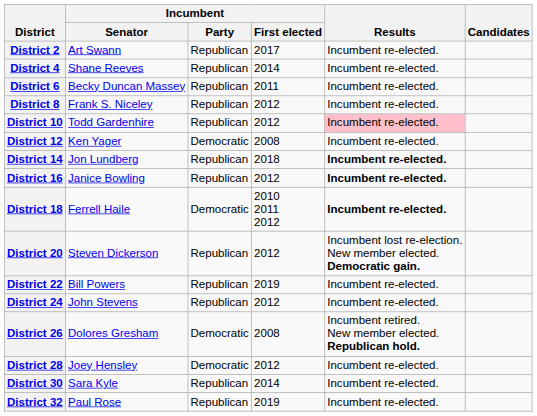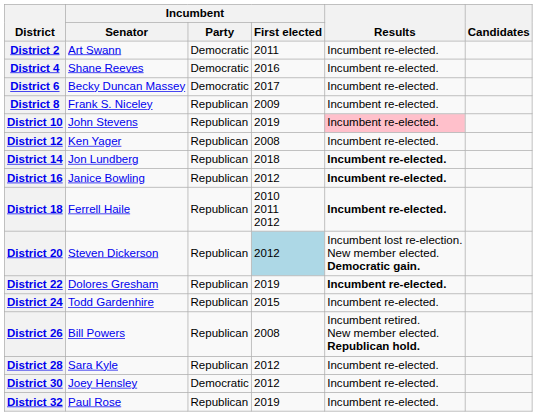(219, 50) Republican -> (220, 50) Democratic
(267, 50) 2017 -> (266, 50) 2011
(219, 68) Republican -> (220, 68) Democratic
(267, 68) 2014 -> (267, 68) 2016
(219, 86) Republican -> (220, 86) Democratic
(266, 86) 2011 -> (267, 86) 2017
(267, 104) 2012 -> (267, 104) 2009
(111, 123) Todd Gardenhire -> (103, 123) John Stevens
(267, 123) 2012 -> (267, 123) 2019
(220, 141) Democratic -> (219, 141) Republican
(220, 209) Democratic -> (219, 209) Republican
(267, 253) no background -> (267, 253) lightblue background
(97, 284) Bill Powers -> (113, 284) Dolores Gresham
(383, 284) normal -> (387, 284) bold
(103, 302) John Stevens -> (111, 302) Todd Gardenhire
(267, 302) 2012 -> (267, 302) 2015
(113, 334) Dolores Gresham -> (97, 334) Bill Powers
(220, 334) Democratic -> (219, 334) Republican
(103, 365) Joey Hensley -> (93, 365) Sara Kyle
(220, 365) Democratic -> (219, 365) Republican
(93, 383) Sara Kyle -> (103, 383) Joey Hensley
(219, 383) Republican -> (220, 383) Democratic
(267, 383) 2014 -> (267, 383) 2012
